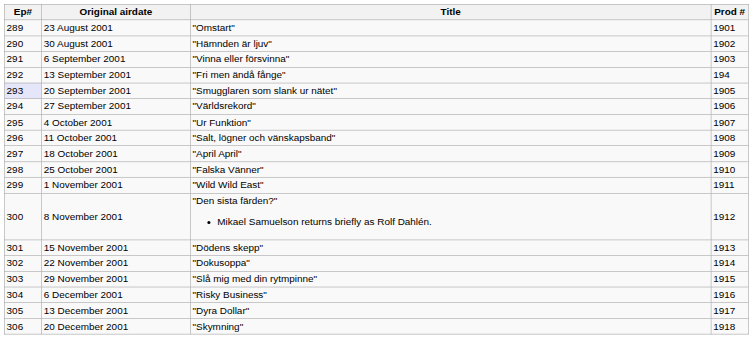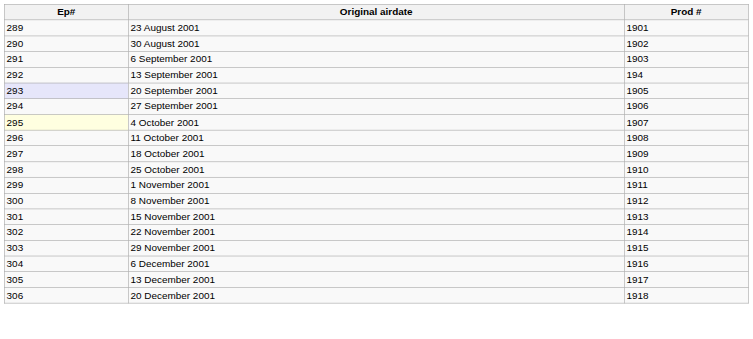- column: (451, 12)
(15, 122) no background -> (15, 122) lightyellow background
